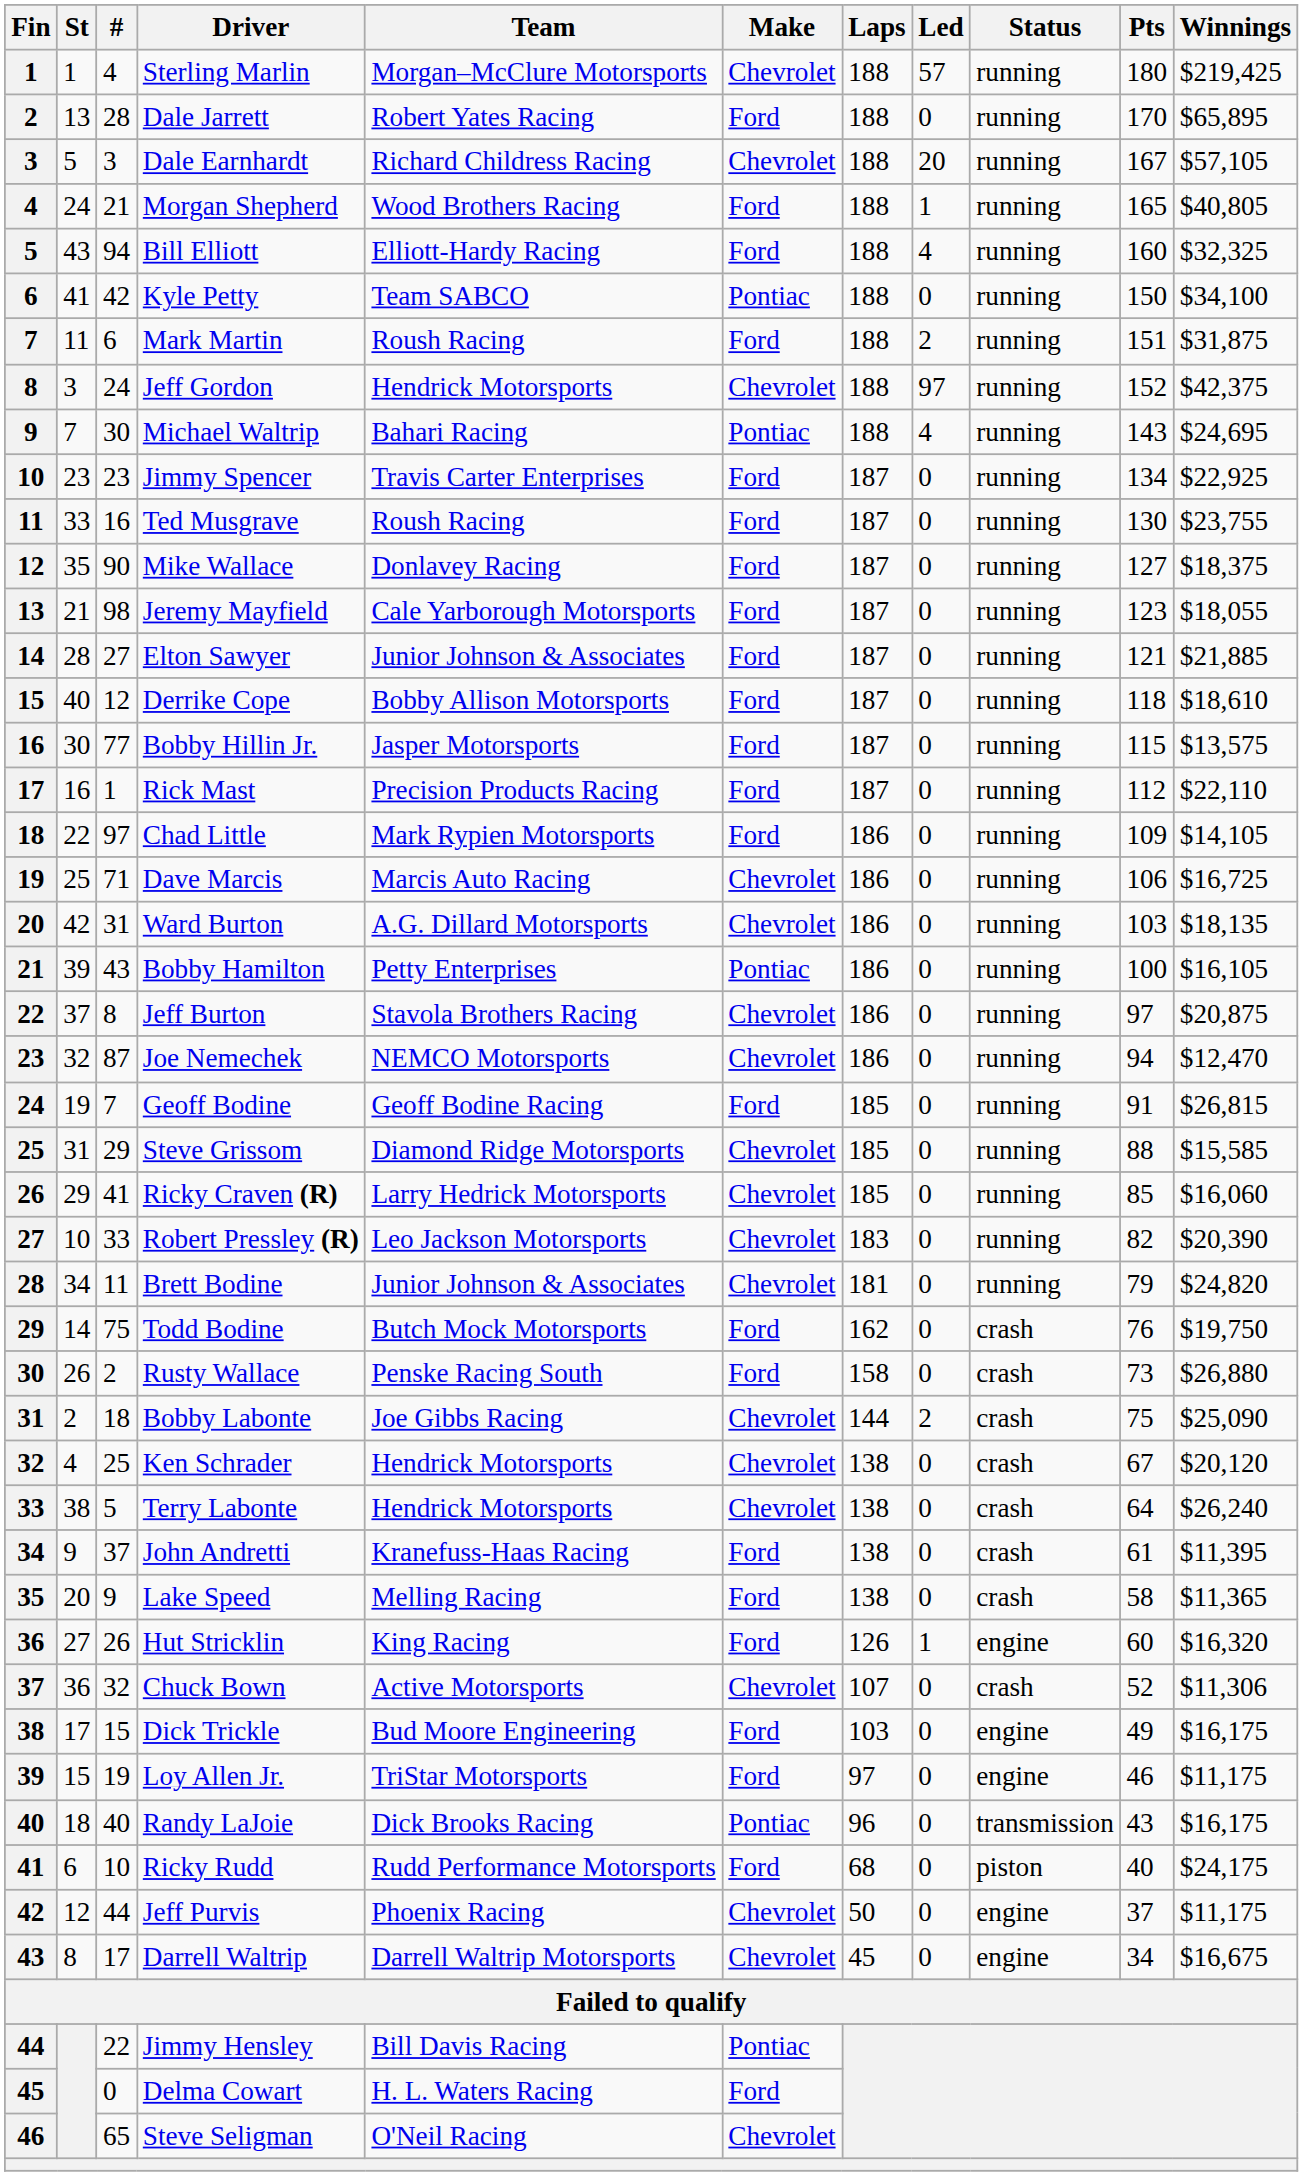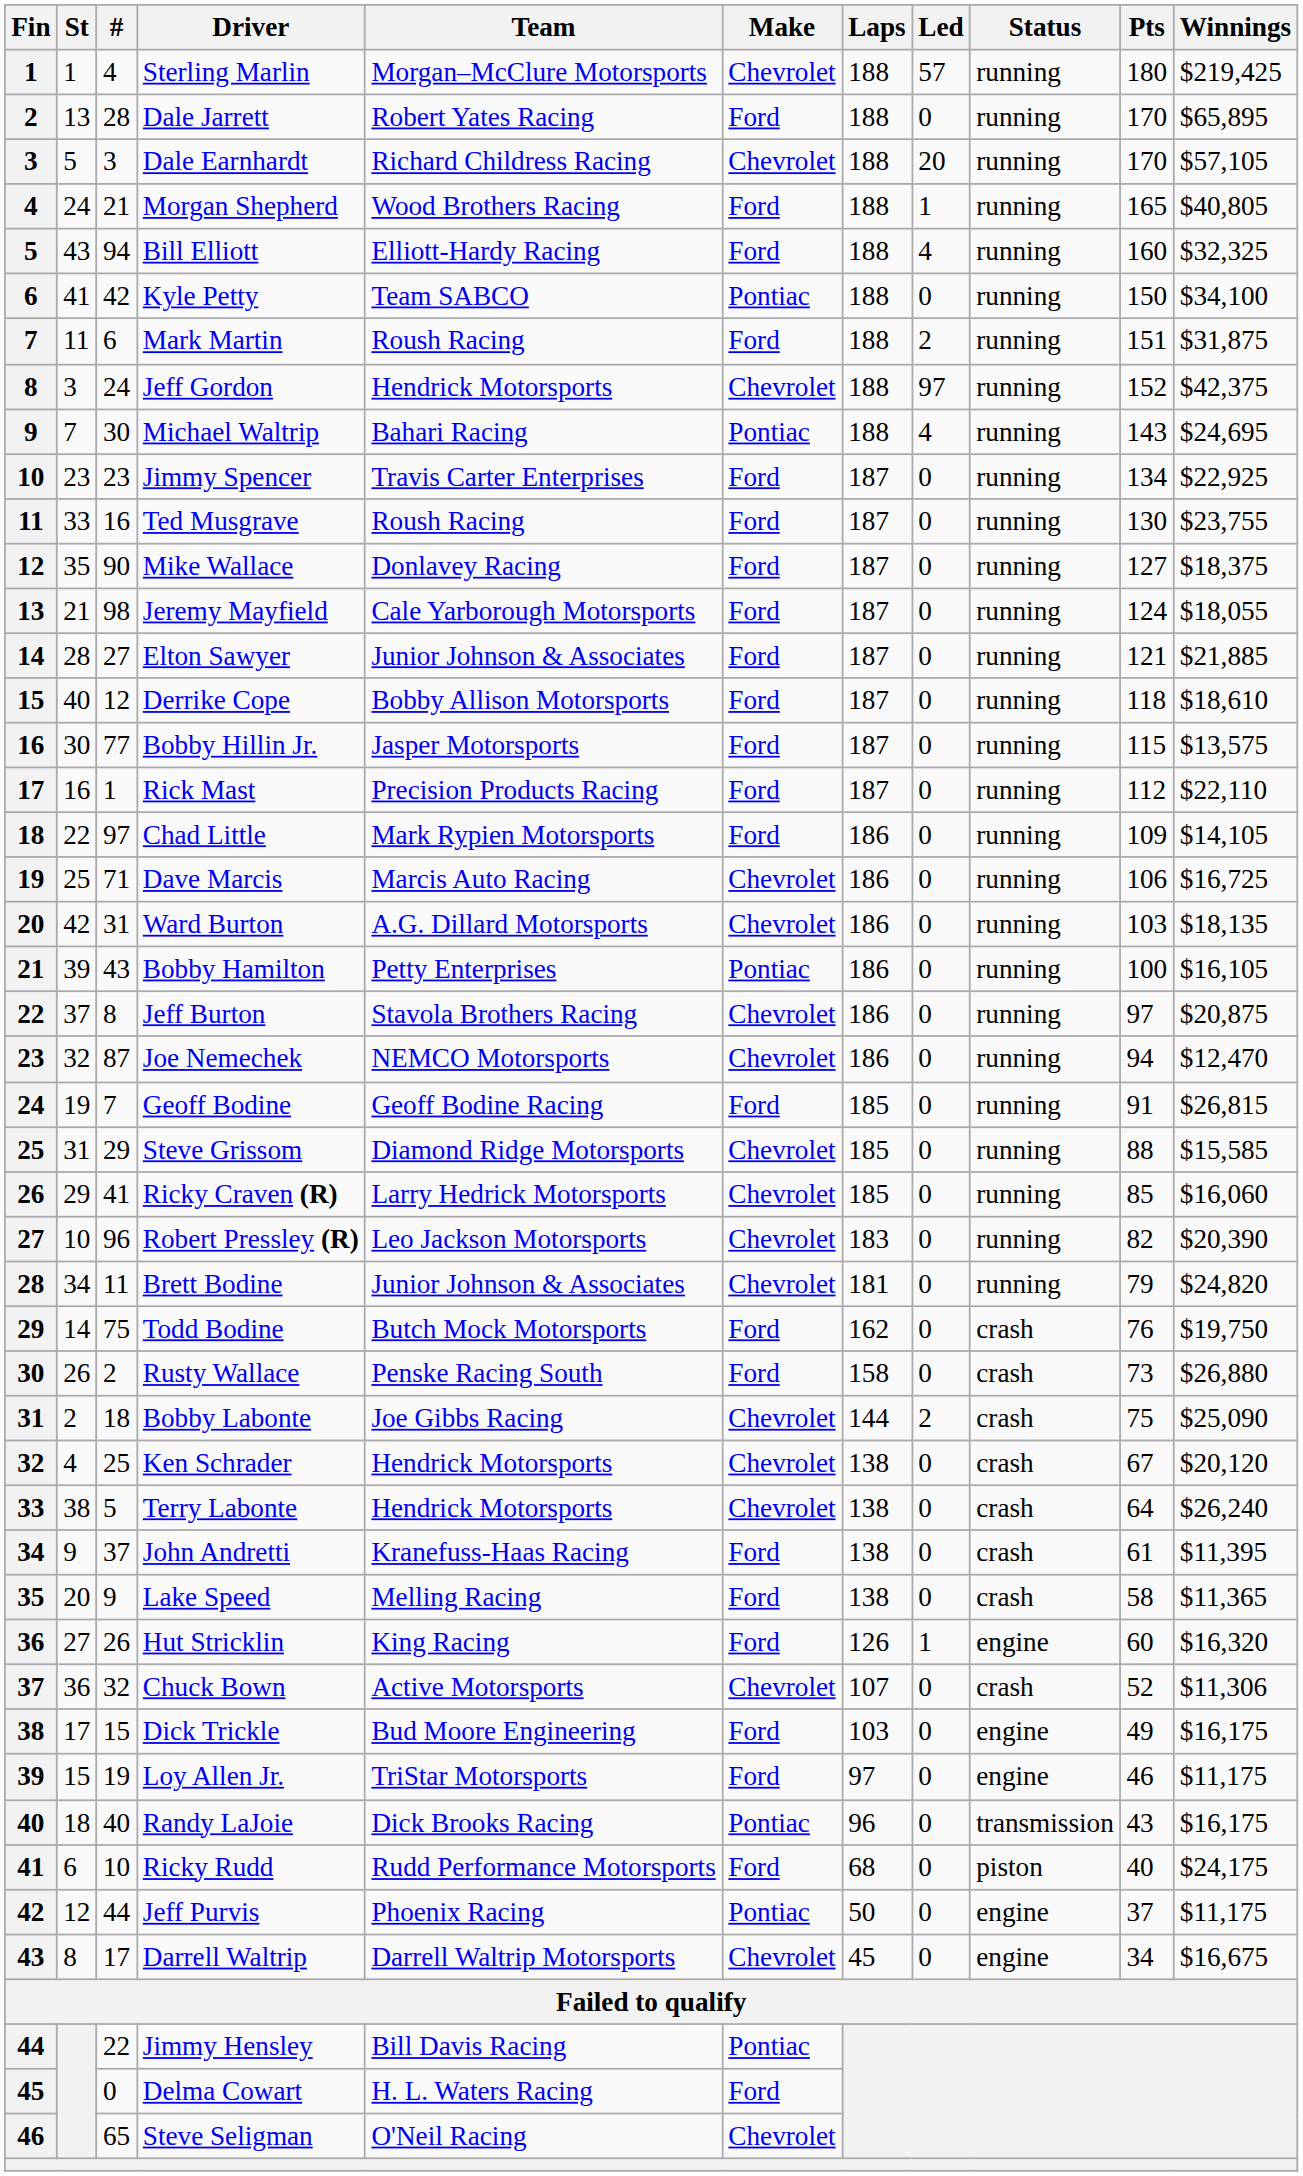(1147, 161) 167 -> (1147, 161) 170
(1147, 610) 123 -> (1147, 610) 124
(117, 1238) 33 -> (117, 1238) 96
(782, 1911) Chevrolet -> (769, 1911) Pontiac
